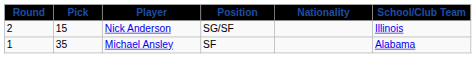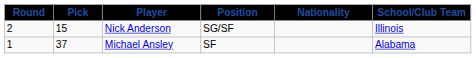(61, 45) 35 -> (61, 45) 37
